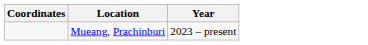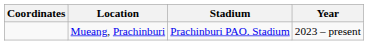+ column: (230, 13)
